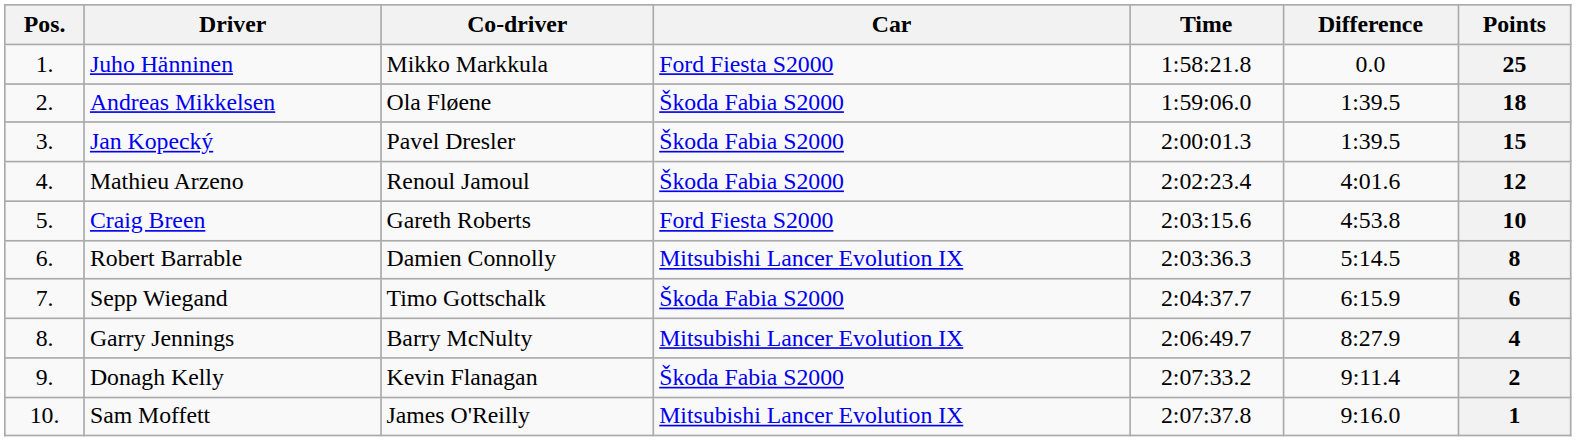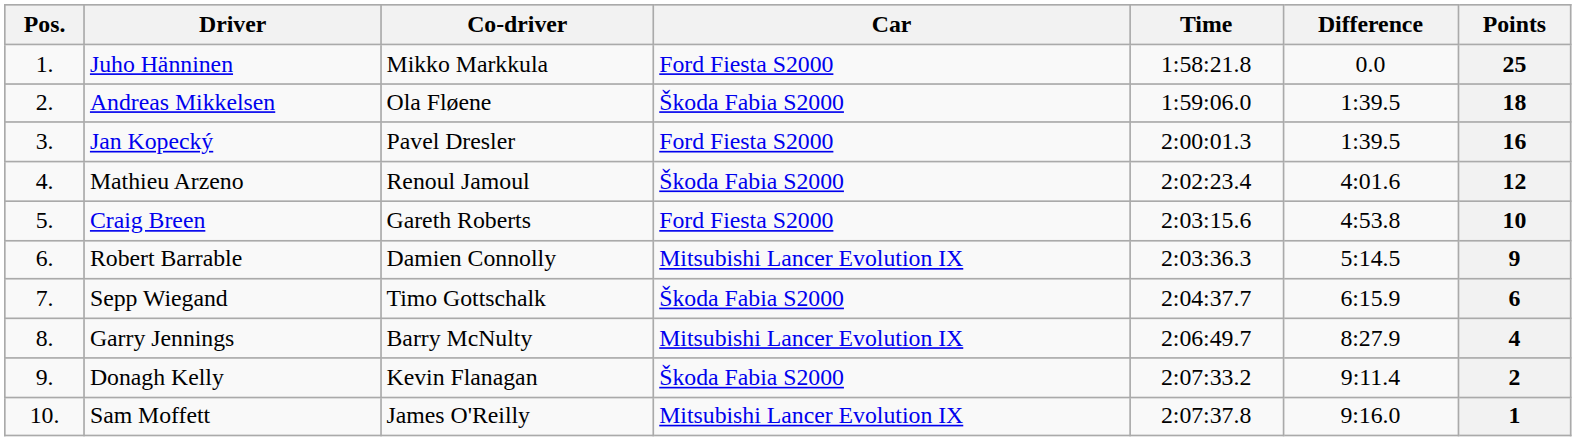(752, 142) Škoda Fabia S2000 -> (746, 142) Ford Fiesta S2000
(1514, 142) 15 -> (1514, 142) 16
(1514, 259) 8 -> (1514, 259) 9
